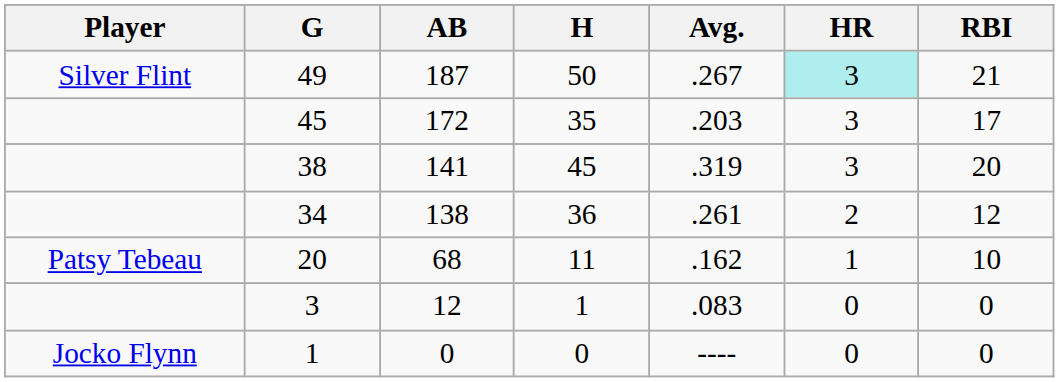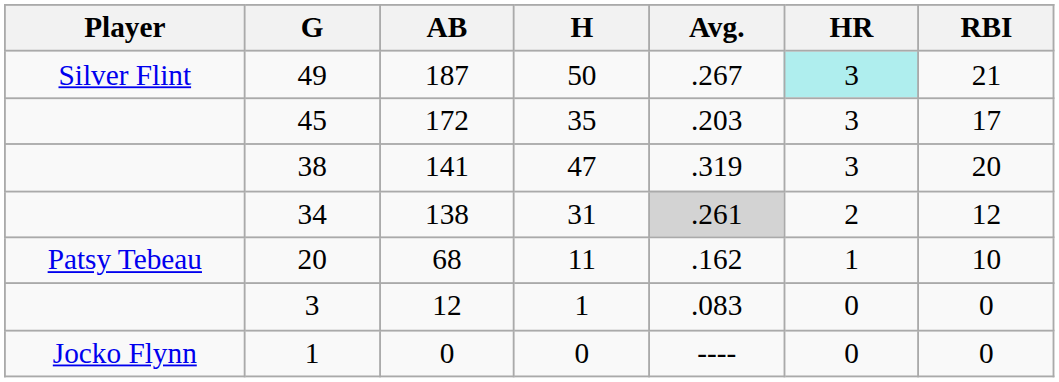(582, 167) 45 -> (582, 167) 47
(582, 213) 36 -> (582, 213) 31
(717, 213) no background -> (717, 213) lightgrey background
